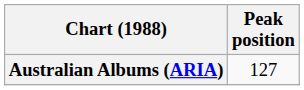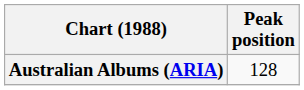(263, 69) 127 -> (263, 69) 128
